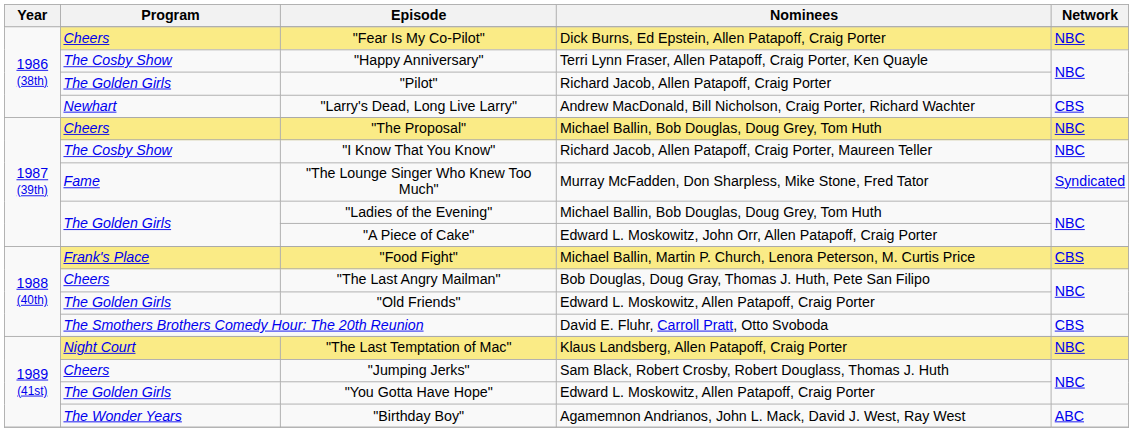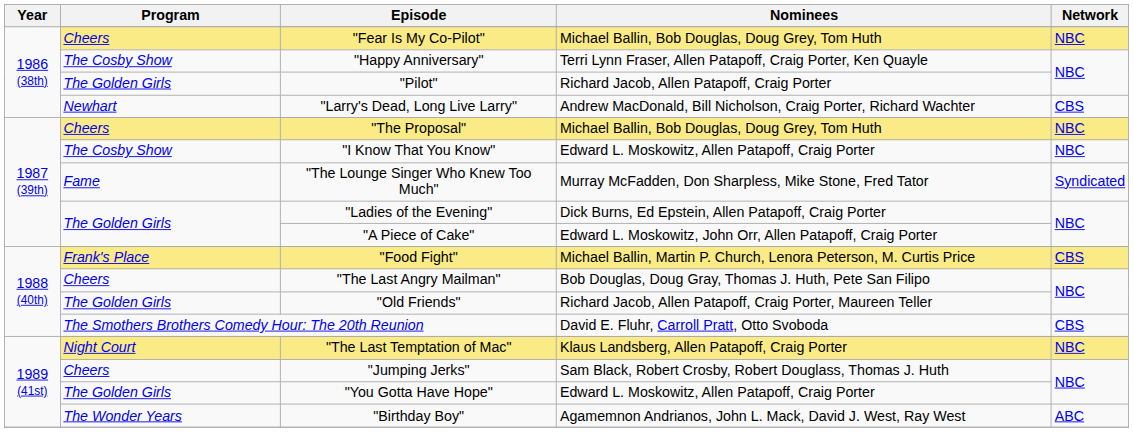(723, 38) Dick Burns, Ed Epstein, Allen Patapoff, Craig Porter -> (721, 38) Michael Ballin, Bob Douglas, Doug Grey, Tom Huth
(746, 151) Richard Jacob, Allen Patapoff, Craig Porter, Maureen Teller -> (717, 151) Edward L. Moskowitz, Allen Patapoff, Craig Porter
(721, 212) Michael Ballin, Bob Douglas, Doug Grey, Tom Huth -> (723, 212) Dick Burns, Ed Epstein, Allen Patapoff, Craig Porter
(717, 302) Edward L. Moskowitz, Allen Patapoff, Craig Porter -> (746, 302) Richard Jacob, Allen Patapoff, Craig Porter, Maureen Teller
